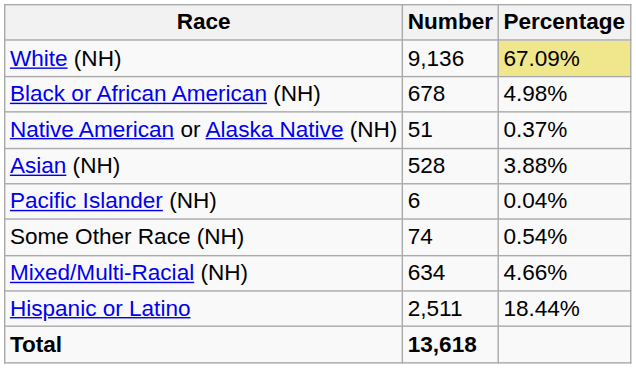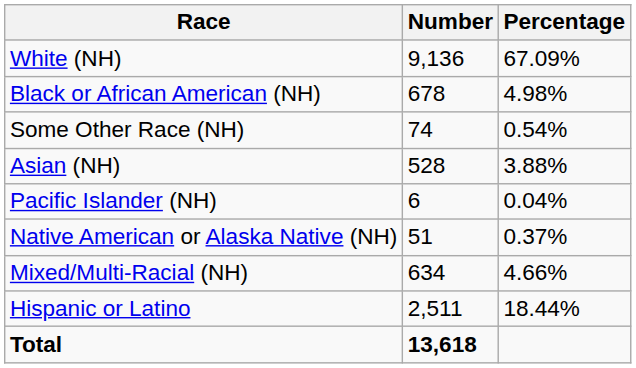(542, 58) khaki background -> (542, 58) no background
rows swapped: (204, 129) <-> (127, 237)
